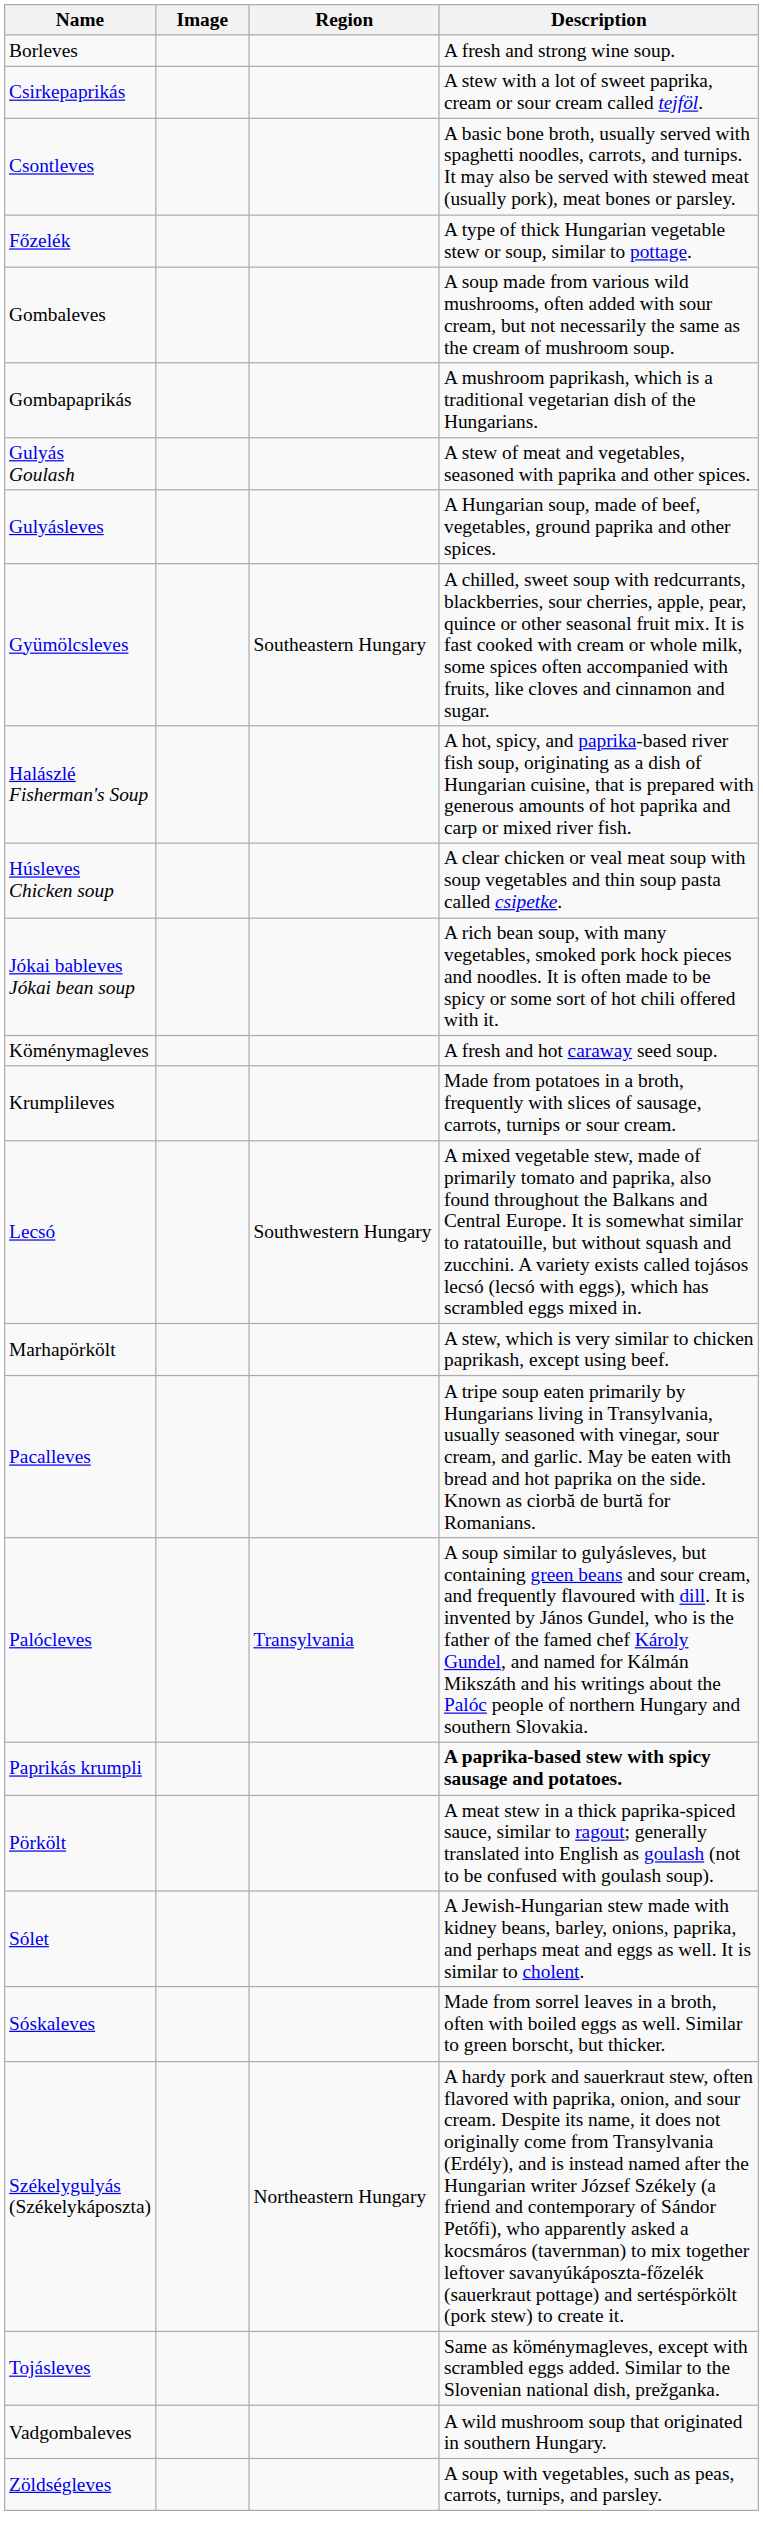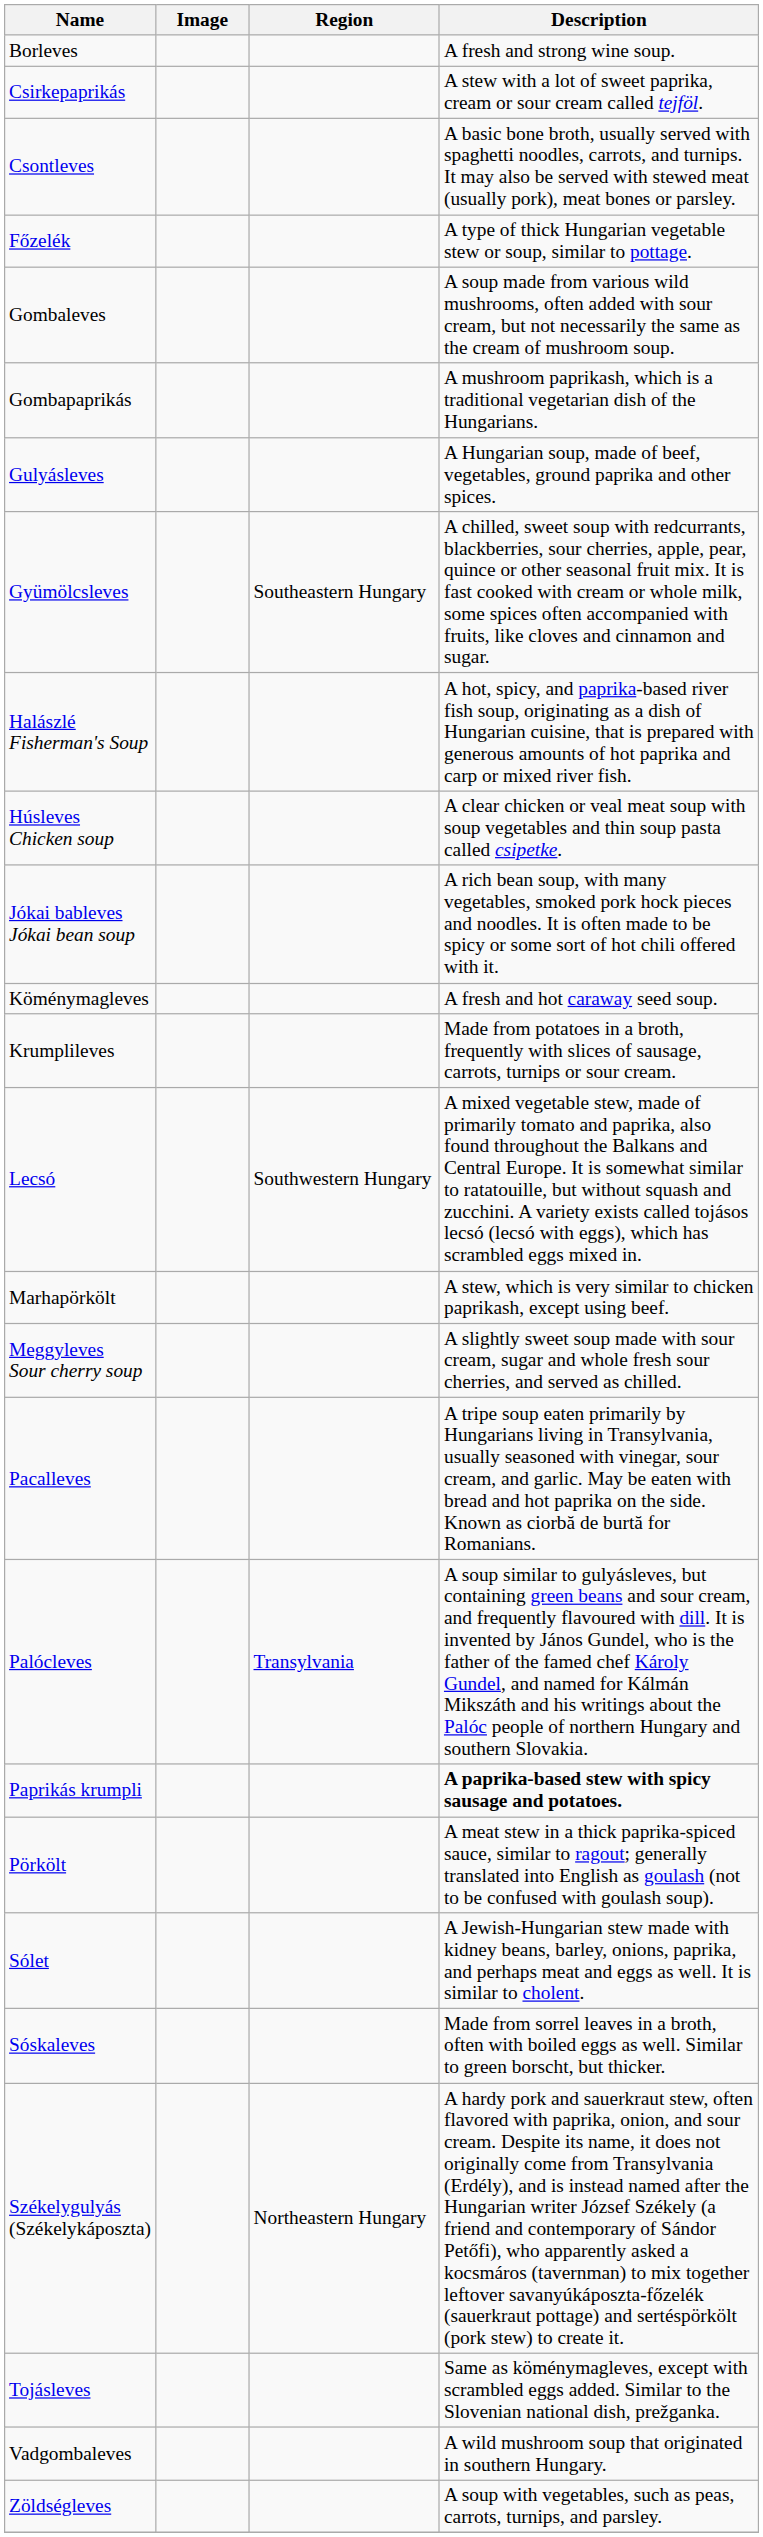- row: (42, 463)
+ row: (76, 1360)
